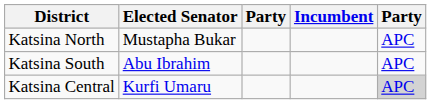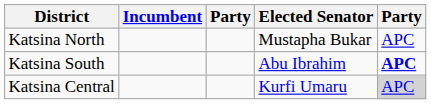columns swapped: (334, 16) <-> (180, 16)
(398, 63) normal -> (399, 63) bold
